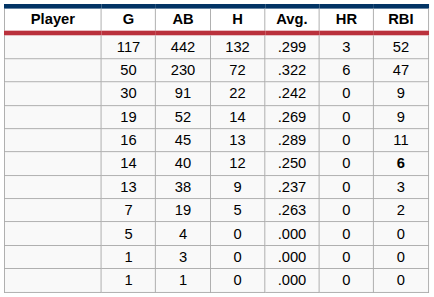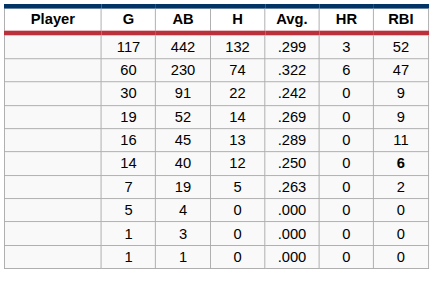(129, 70) 50 -> (129, 70) 60
(237, 70) 72 -> (237, 70) 74
- row: (183, 186)
